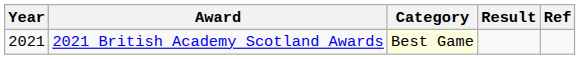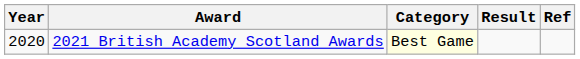(27, 42) 2021 -> (27, 42) 2020
